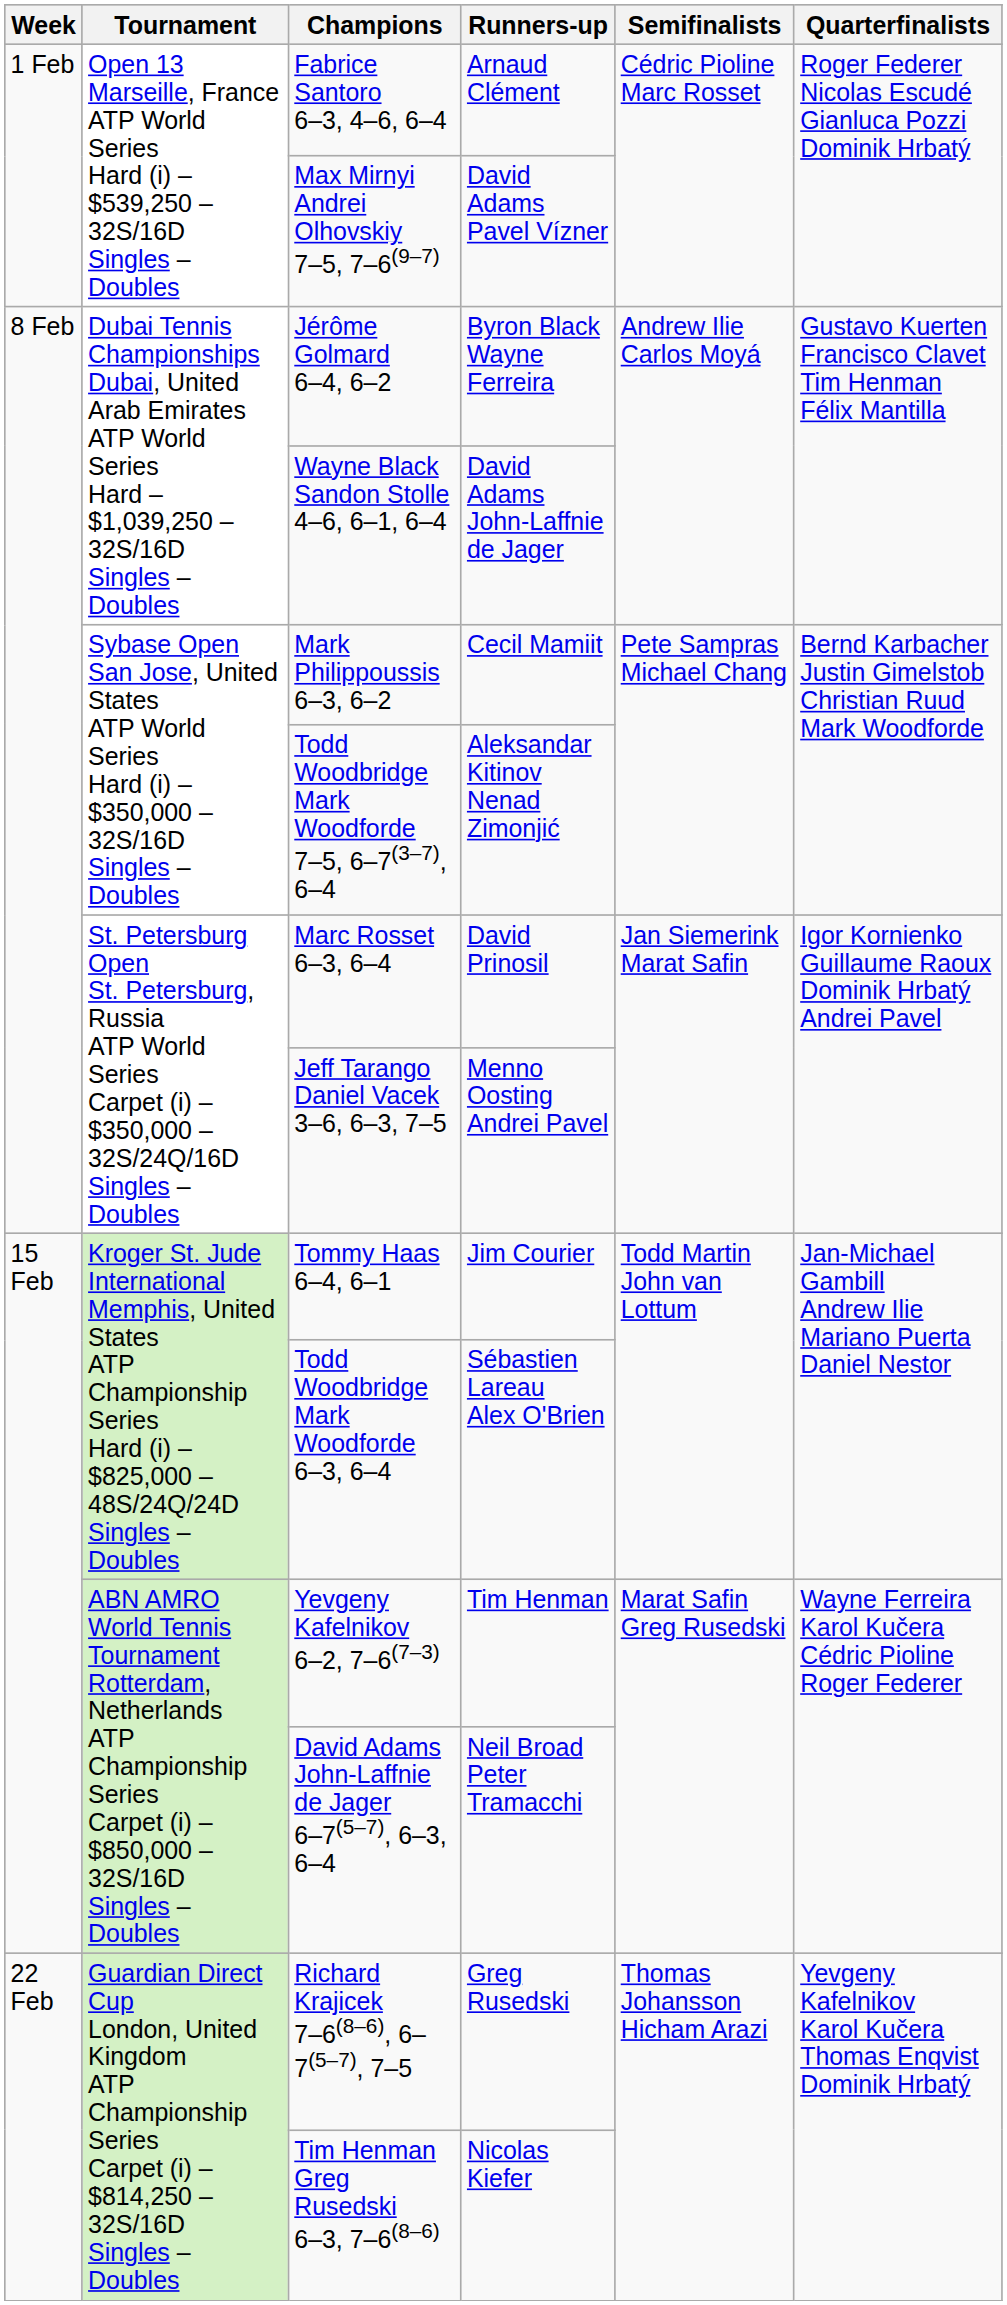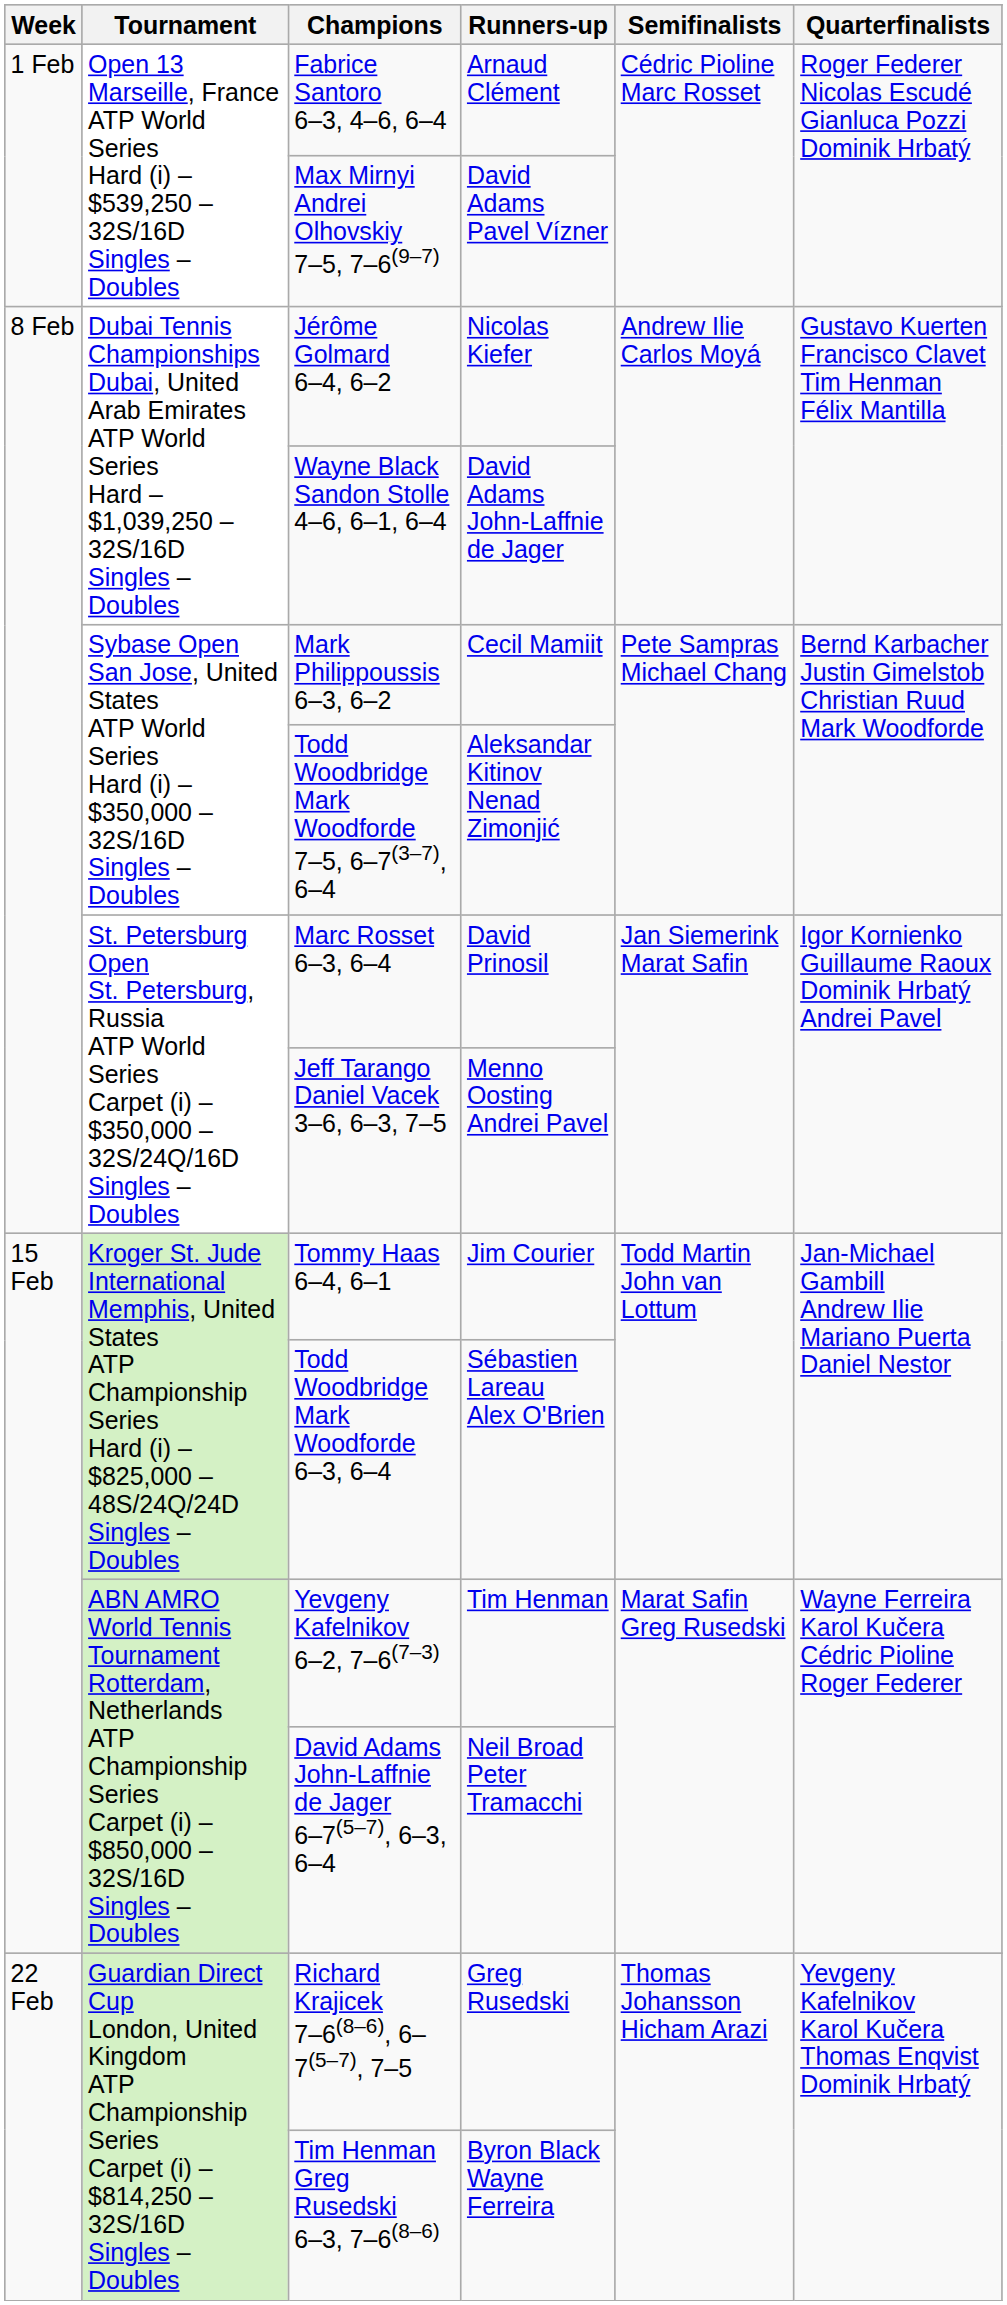(533, 355) Byron Black Wayne Ferreira -> (508, 341) Nicolas Kiefer
(508, 2164) Nicolas Kiefer -> (533, 2178) Byron Black Wayne Ferreira
